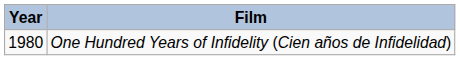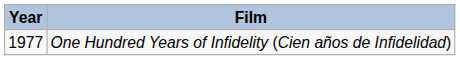(26, 42) 1980 -> (26, 42) 1977
